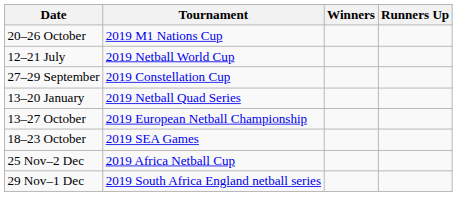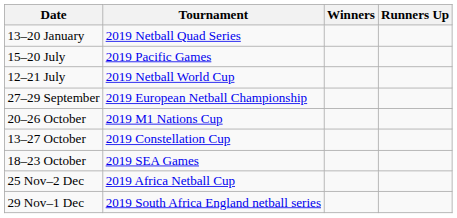rows swapped: (46, 98) <-> (47, 35)
+ row: (36, 56)
(168, 77) 2019 Constellation Cup -> (206, 98) 2019 European Netball Championship
(206, 118) 2019 European Netball Championship -> (168, 139) 2019 Constellation Cup
